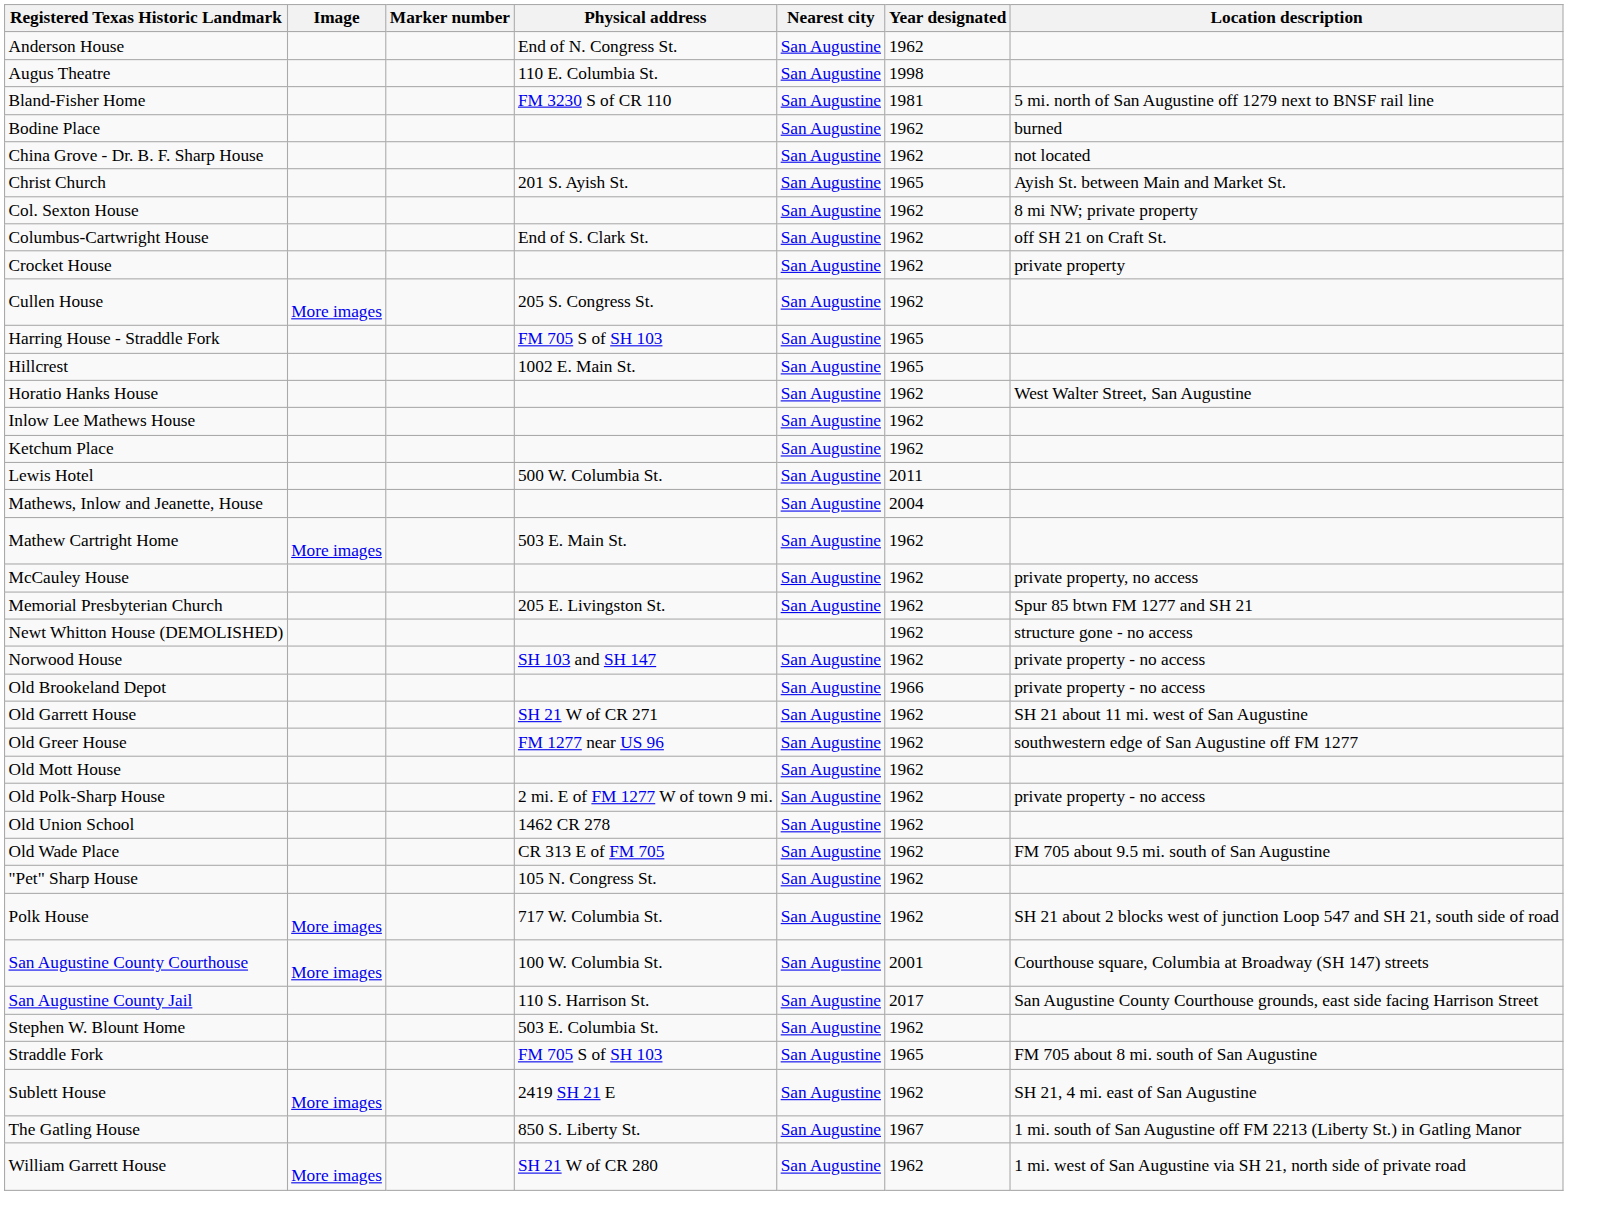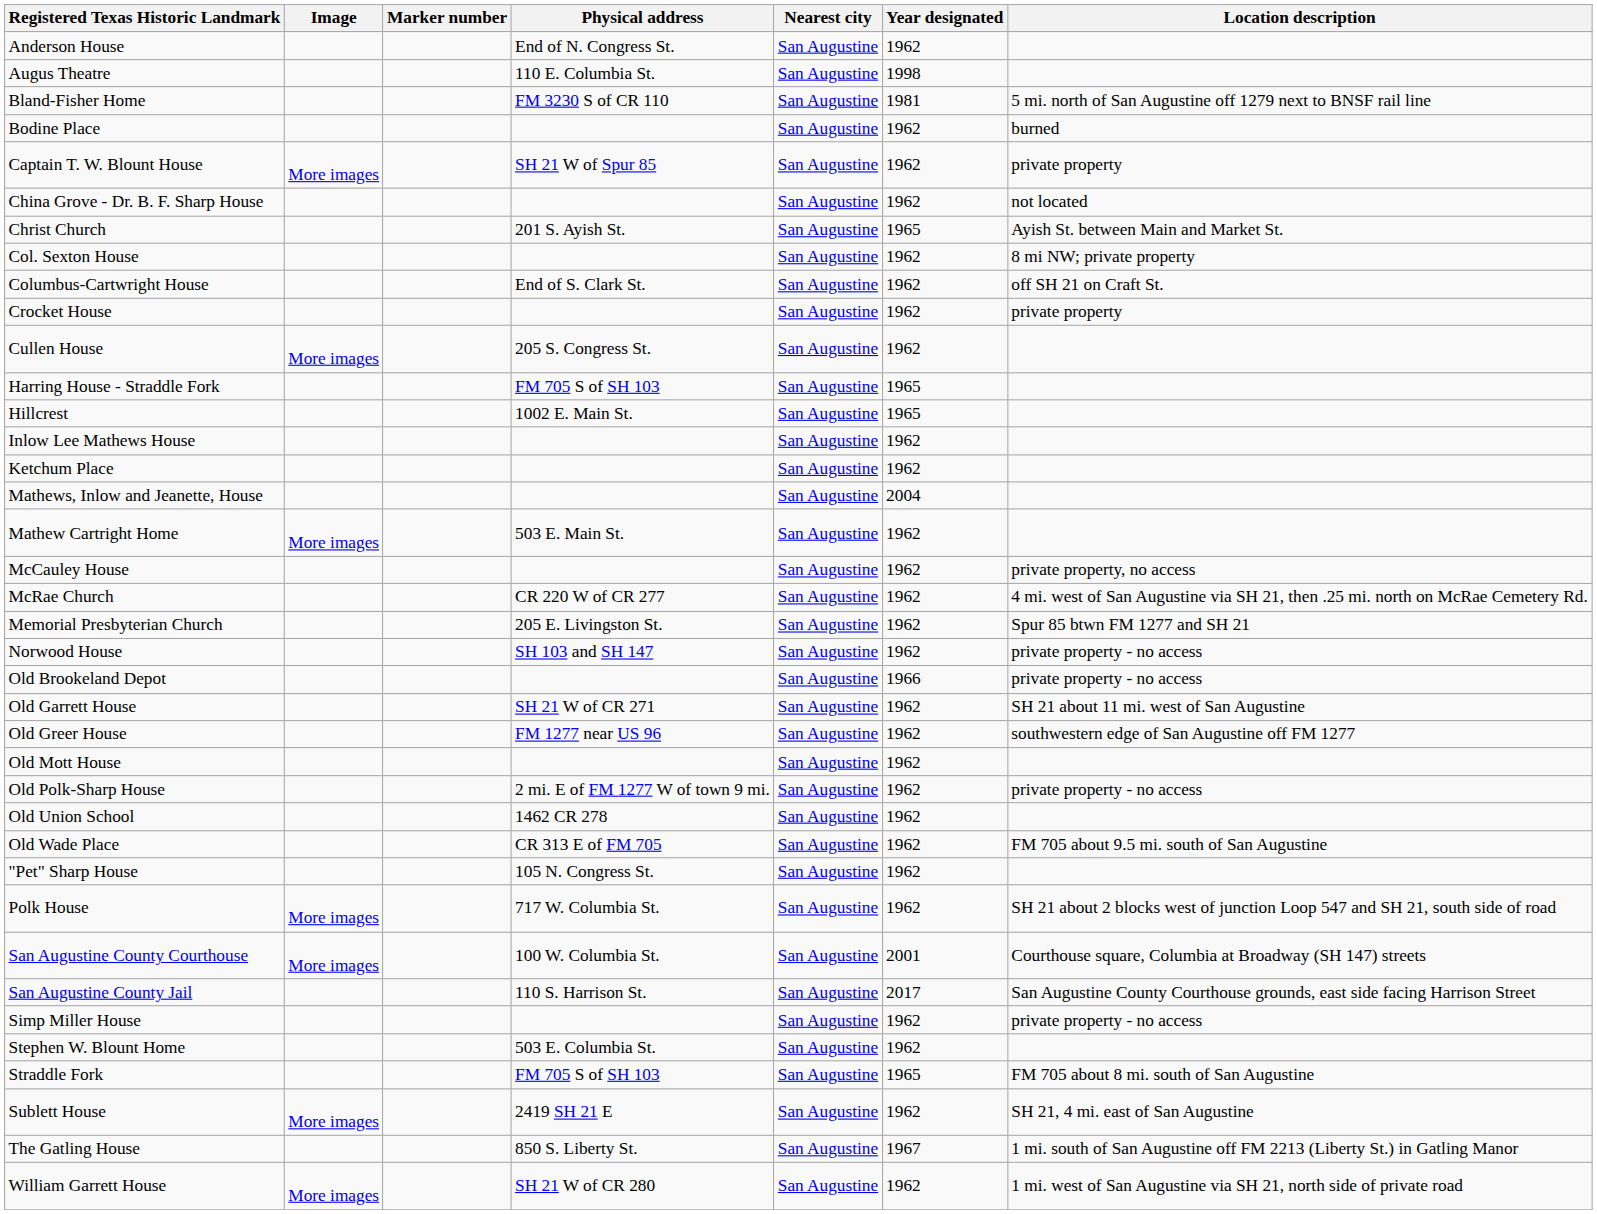+ row: (106, 164)
- row: (83, 393)
- row: (51, 476)
+ row: (61, 597)
- row: (146, 632)
+ row: (75, 1019)
